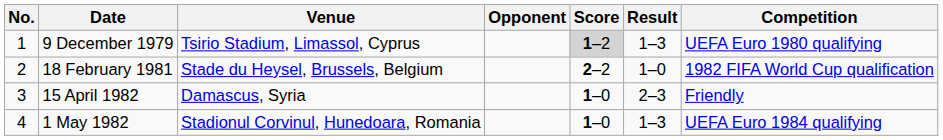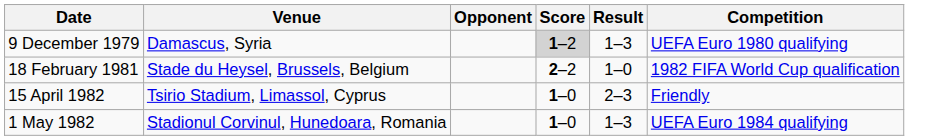- column: (22, 17)
(301, 43) Tsirio Stadium, Limassol, Cyprus -> (209, 43) Damascus, Syria
(243, 95) Damascus, Syria -> (266, 95) Tsirio Stadium, Limassol, Cyprus
